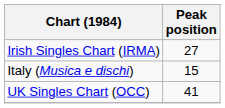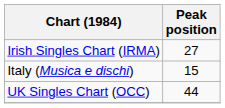(191, 92) 41 -> (191, 92) 44
